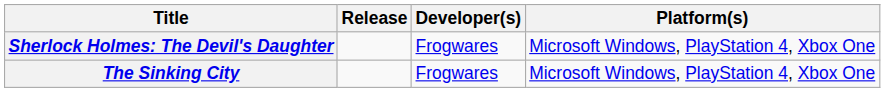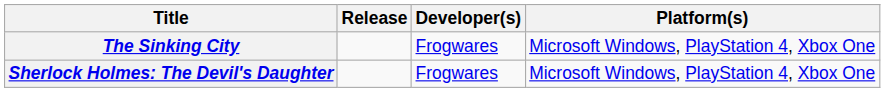rows swapped: (171, 45) <-> (171, 73)
